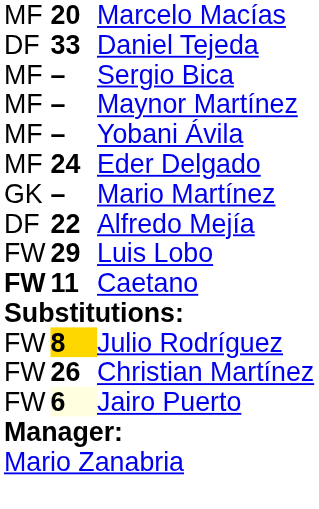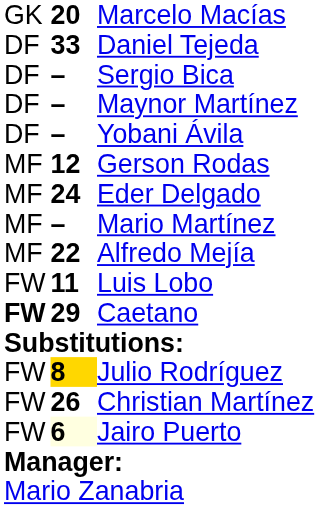(23, 15) MF -> (23, 15) GK
(23, 74) MF -> (22, 74) DF
(23, 104) MF -> (22, 104) DF
(23, 134) MF -> (22, 134) DF
+ row: (183, 164)
(23, 193) GK -> (23, 223) MF
(22, 223) DF -> (23, 253) MF
(65, 253) 29 -> (65, 283) 11
(65, 283) 11 -> (65, 312) 29
